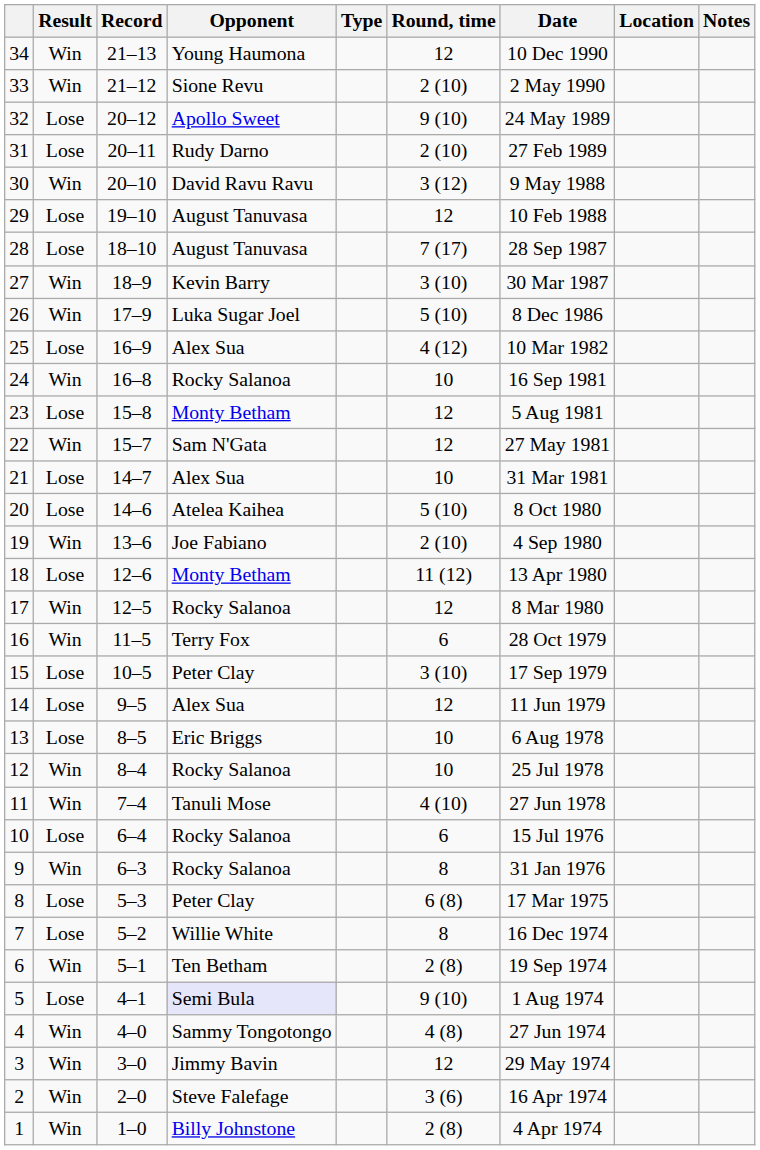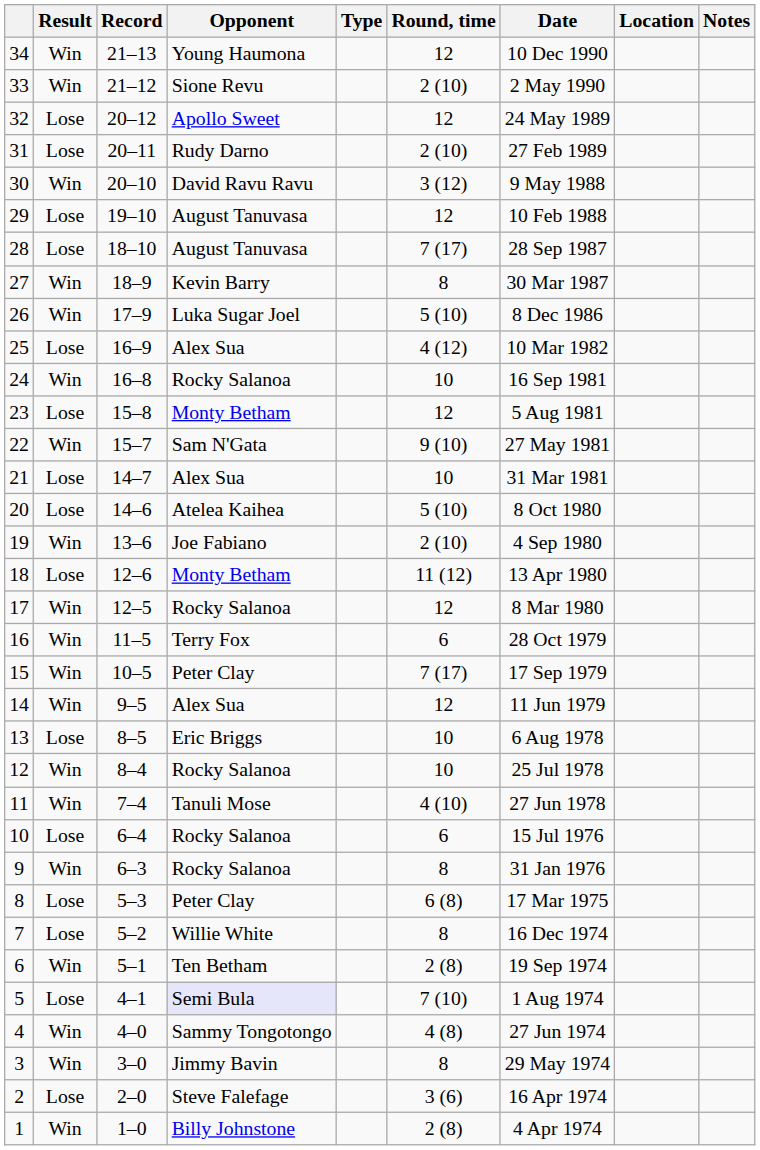(444, 118) 9 (10) -> (444, 118) 12
(444, 281) 3 (10) -> (444, 281) 8
(444, 444) 12 -> (444, 444) 9 (10)
(65, 672) Lose -> (65, 672) Win
(444, 672) 3 (10) -> (444, 672) 7 (17)
(65, 705) Lose -> (65, 705) Win
(444, 998) 9 (10) -> (444, 998) 7 (10)
(444, 1063) 12 -> (444, 1063) 8
(65, 1096) Win -> (65, 1096) Lose
